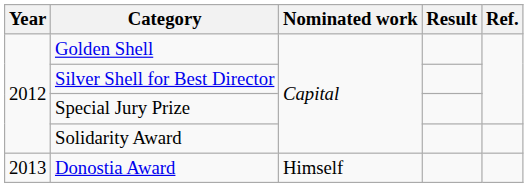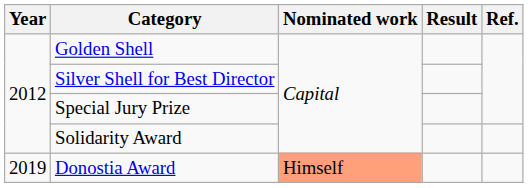(28, 167) 2013 -> (28, 167) 2019
(313, 167) no background -> (313, 167) lightsalmon background
